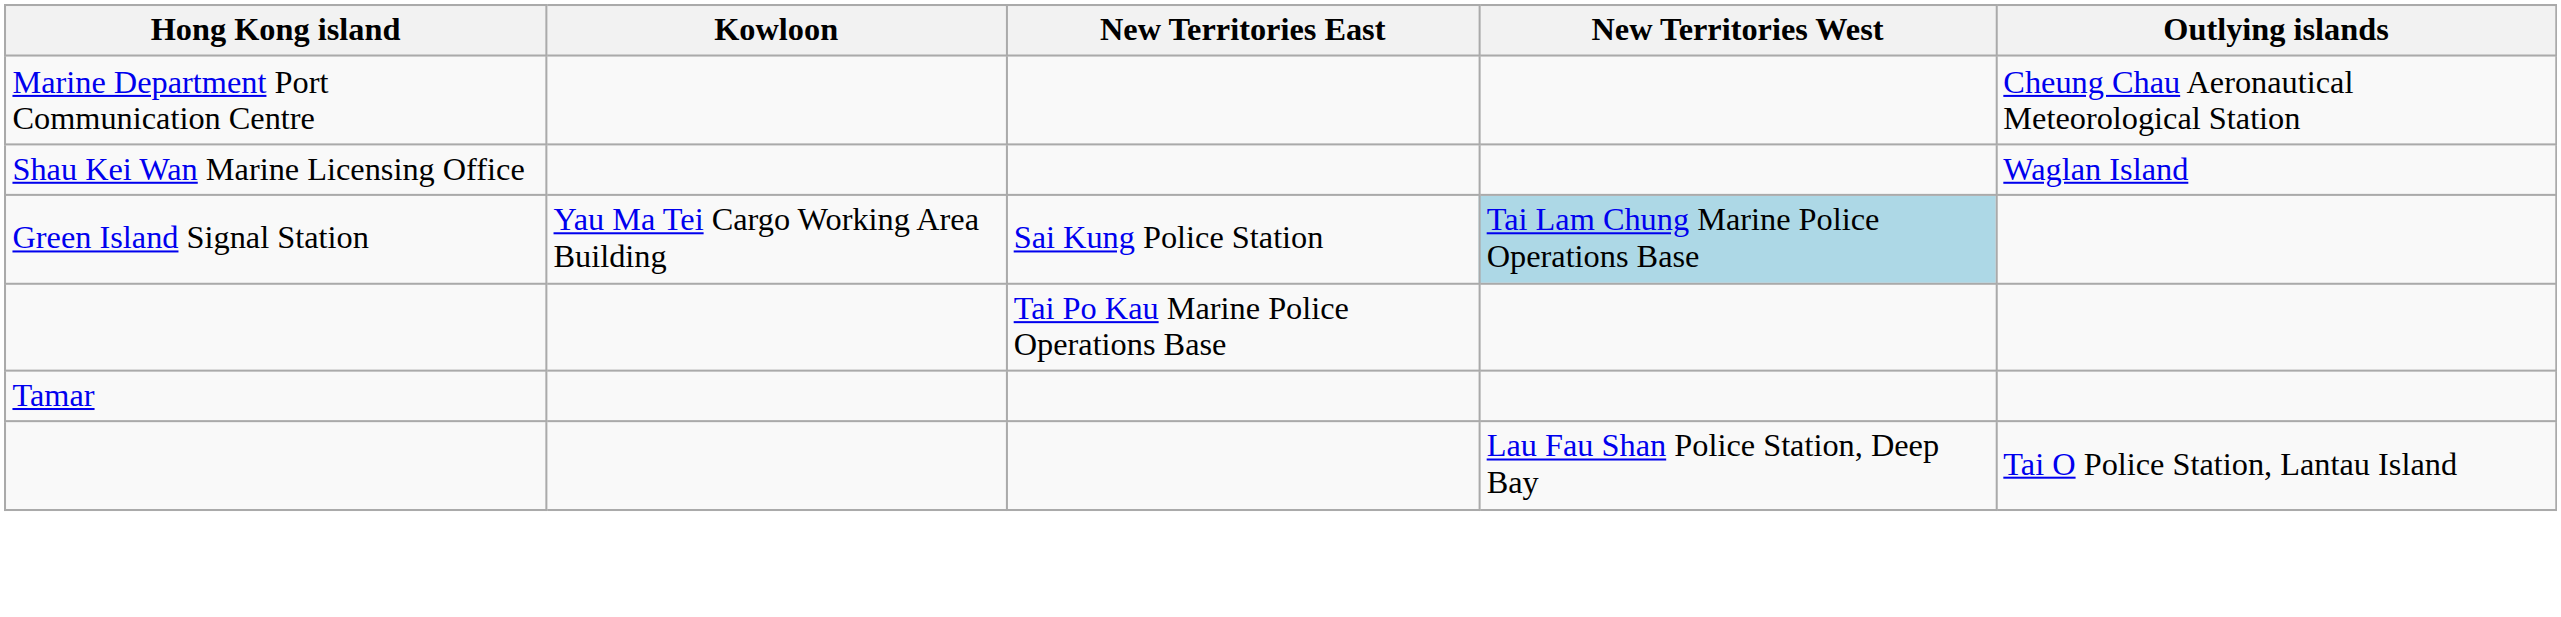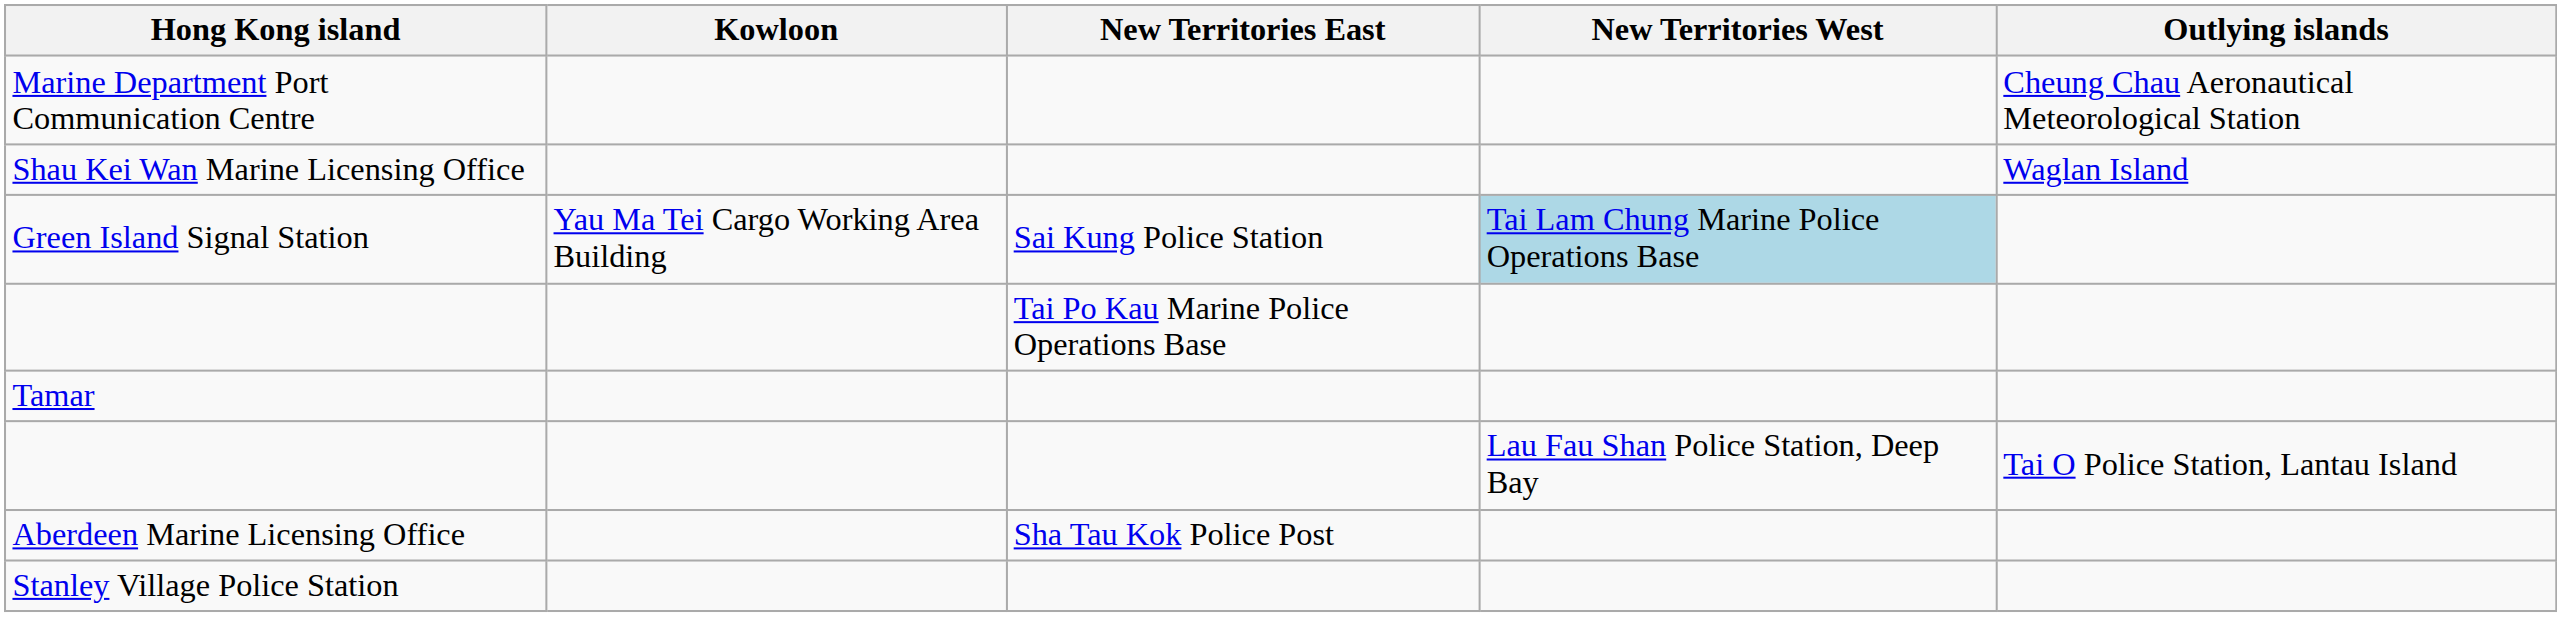+ row: (239, 534)
+ row: (206, 585)
